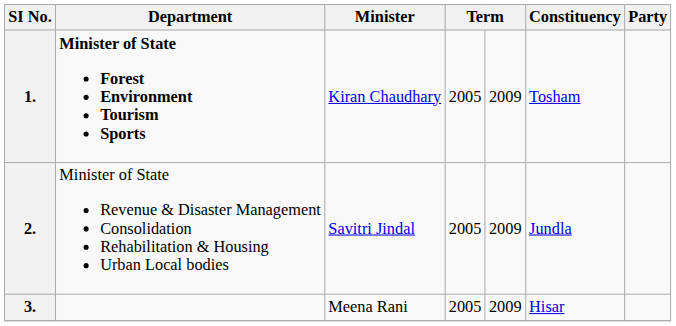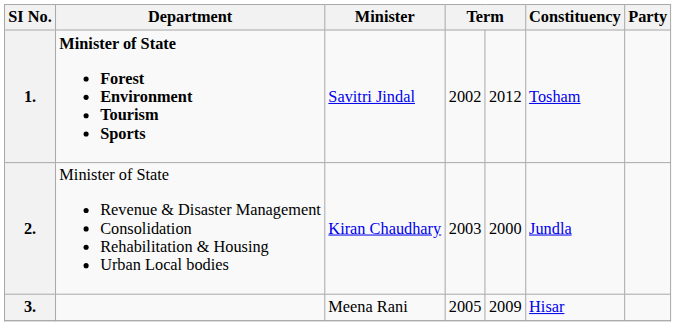(385, 96) Kiran Chaudhary -> (372, 96) Savitri Jindal
(465, 96) 2005 -> (465, 96) 2002
(505, 96) 2009 -> (505, 96) 2012
(372, 228) Savitri Jindal -> (385, 228) Kiran Chaudhary
(465, 228) 2005 -> (465, 228) 2003
(505, 228) 2009 -> (505, 228) 2000
